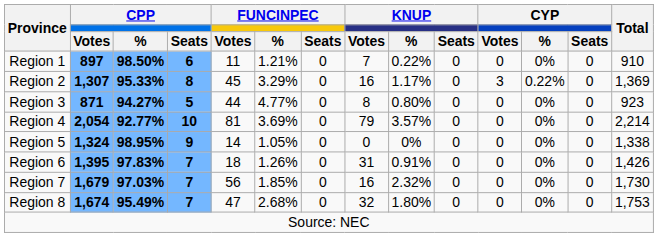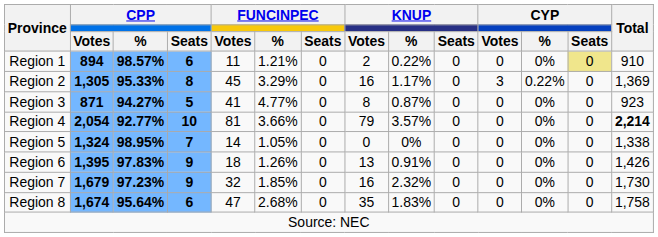(92, 62) 897 -> (92, 62) 894
(140, 62) 98.50% -> (140, 62) 98.57%
(366, 62) 7 -> (366, 62) 2
(590, 62) no background -> (590, 62) khaki background
(92, 82) 1,307 -> (92, 82) 1,305
(233, 102) 44 -> (233, 102) 41
(411, 102) 0.80% -> (411, 102) 0.87%
(278, 122) 3.69% -> (278, 122) 3.66%
(632, 122) normal -> (632, 122) bold
(189, 142) 9 -> (189, 142) 7
(189, 162) 7 -> (189, 162) 9
(366, 162) 31 -> (366, 162) 13
(140, 183) 97.03% -> (140, 183) 97.23%
(189, 183) 7 -> (189, 183) 9
(233, 183) 56 -> (233, 183) 32
(140, 203) 95.49% -> (140, 203) 95.64%
(189, 203) 7 -> (189, 203) 6
(366, 203) 32 -> (366, 203) 35
(411, 203) 1.80% -> (411, 203) 1.83%
(632, 203) 1,753 -> (632, 203) 1,758
